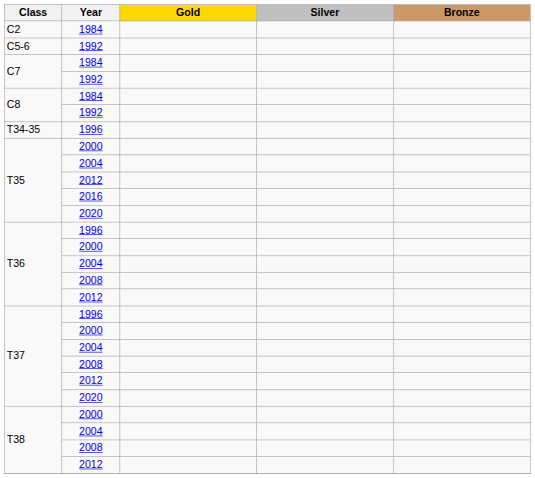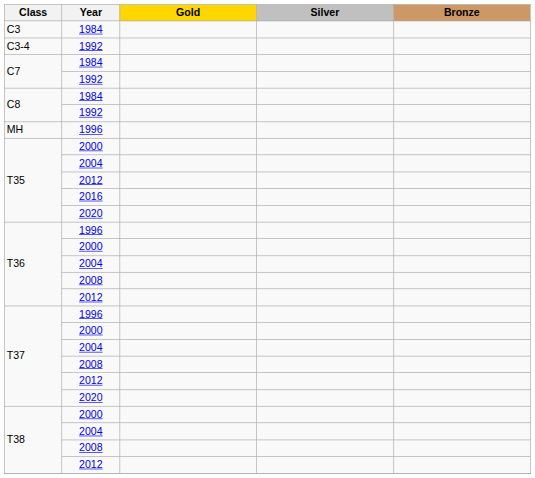- row: (14, 29)
+ row: (14, 29)
+ row: (18, 46)
- row: (18, 46)
+ row: (15, 130)
- row: (23, 130)
